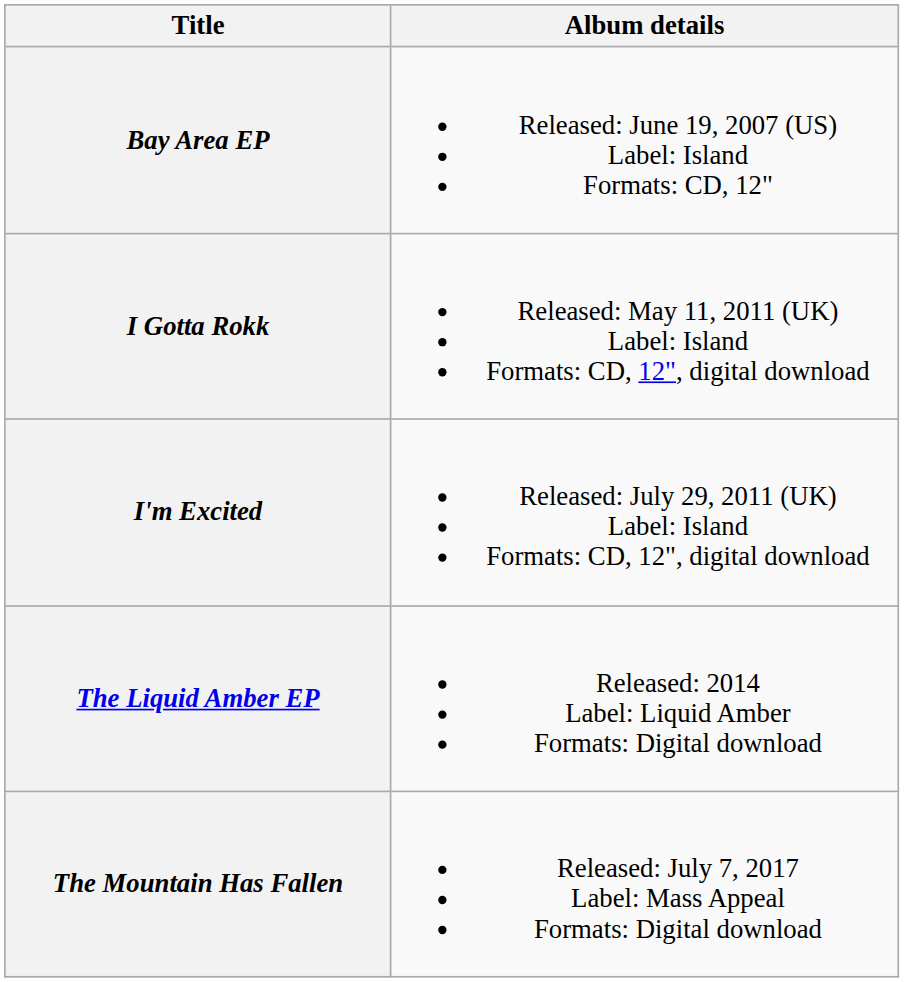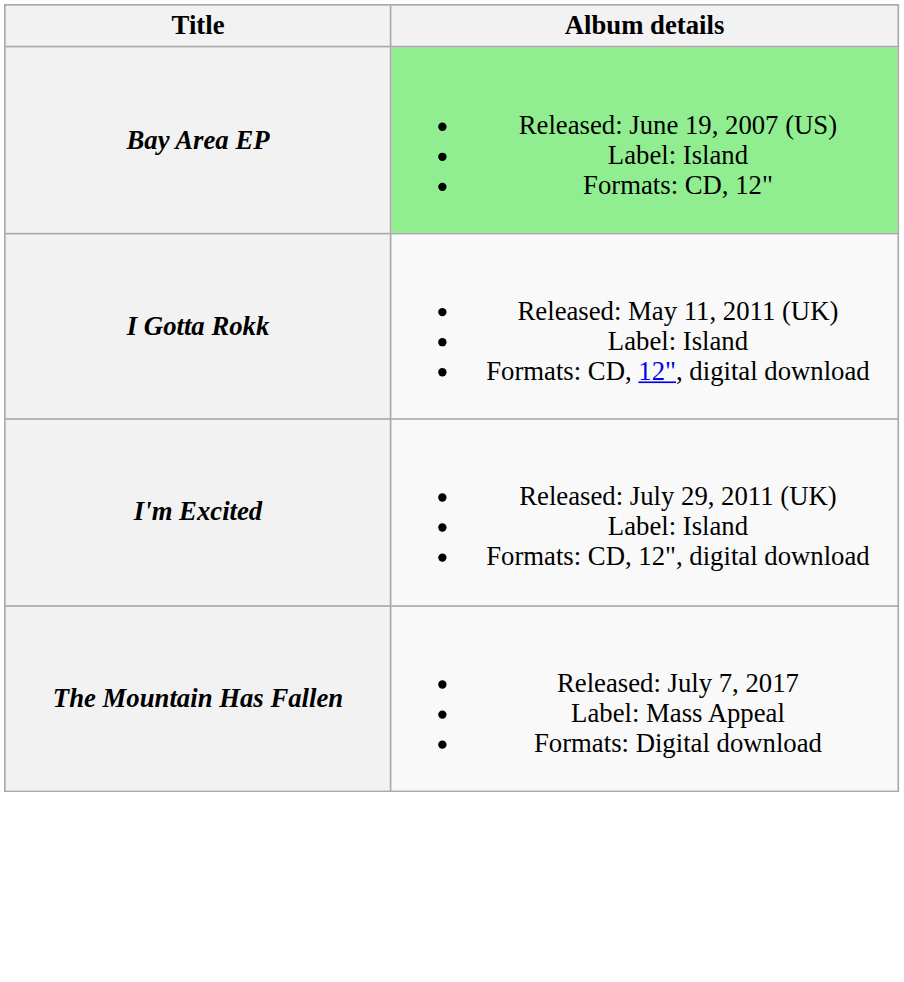(645, 155) no background -> (645, 155) lightgreen background
- row: (198, 697)
